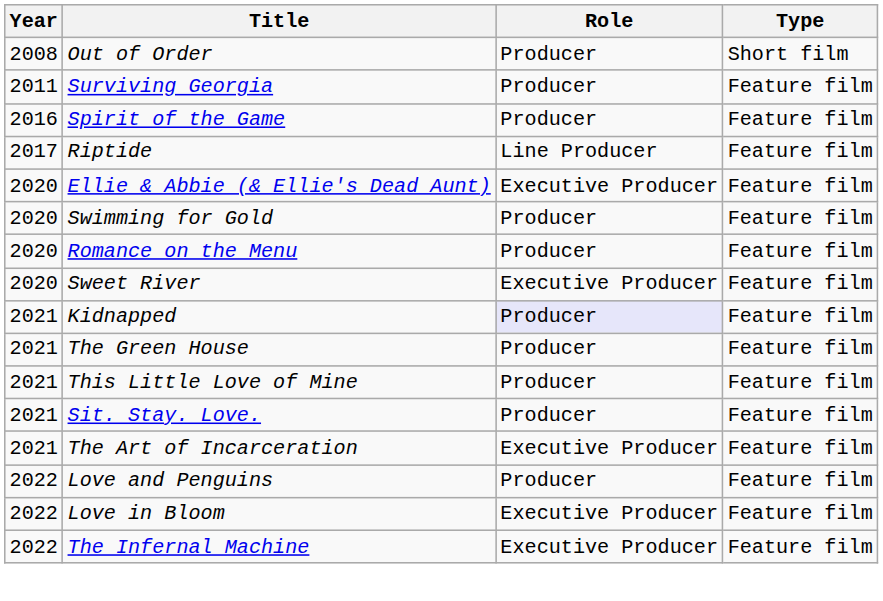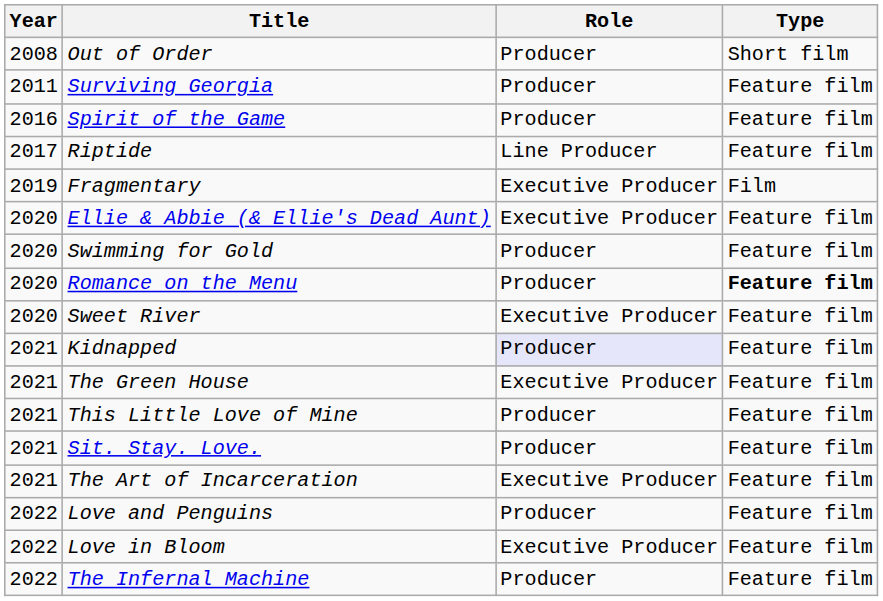+ row: (134, 185)
(800, 251) normal -> (800, 284) bold
(549, 350) Producer -> (609, 382) Executive Producer
(609, 547) Executive Producer -> (549, 579) Producer
